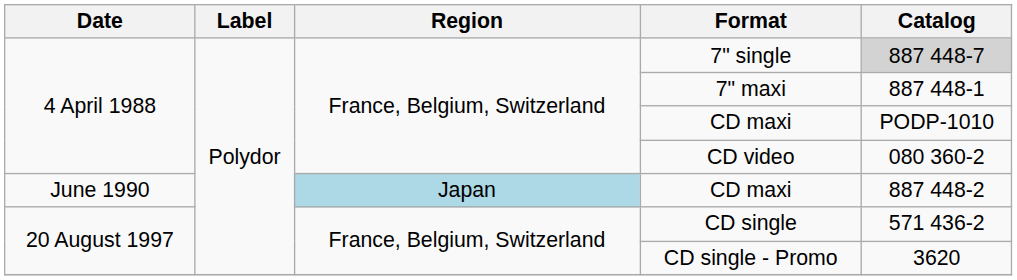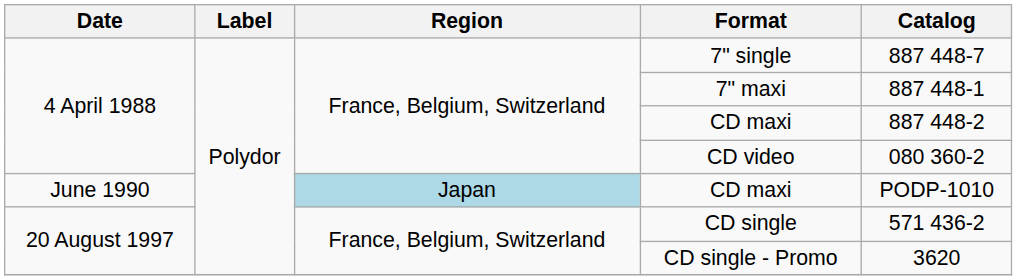(937, 55) lightgrey background -> (937, 55) no background
(937, 122) PODP-1010 -> (937, 122) 887 448-2
(937, 190) 887 448-2 -> (937, 190) PODP-1010
